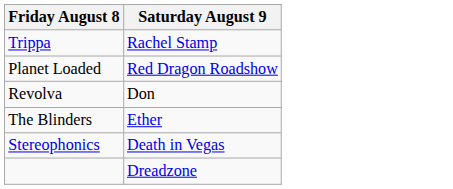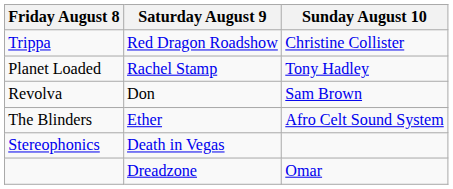+ column: (365, 17)
(172, 42) Rachel Stamp -> (202, 42) Red Dragon Roadshow
(202, 68) Red Dragon Roadshow -> (172, 68) Rachel Stamp
